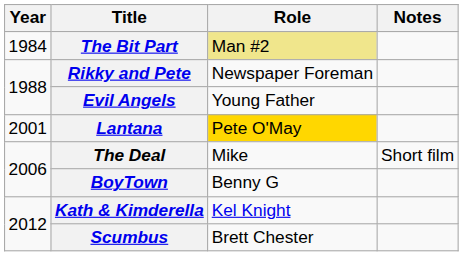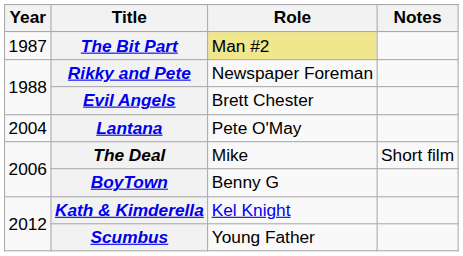(28, 45) 1984 -> (28, 45) 1987
(263, 100) Young Father -> (263, 100) Brett Chester
(28, 127) 2001 -> (28, 127) 2004
(257, 127) gold background -> (257, 127) no background
(263, 237) Brett Chester -> (263, 237) Young Father
